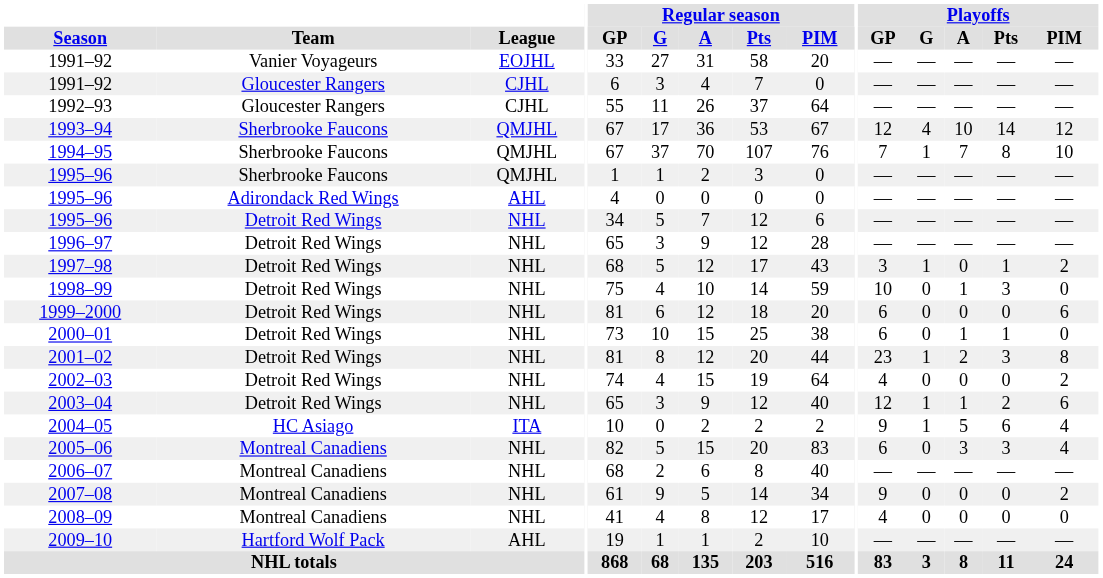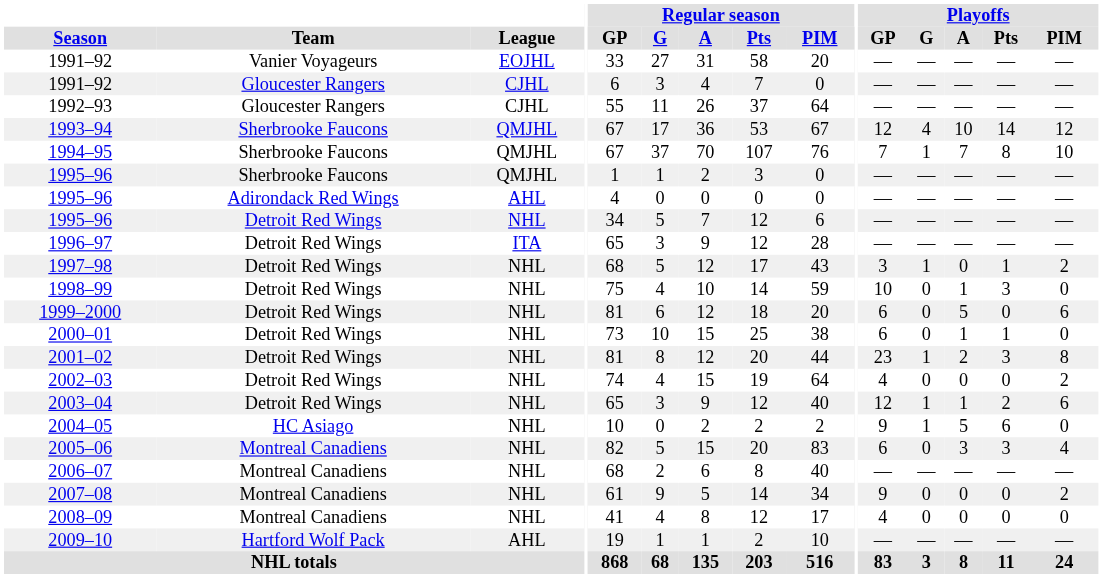(527, 243) NHL -> (527, 243) ITA
(963, 311) 0 -> (963, 311) 5
(527, 425) ITA -> (527, 425) NHL
(1064, 425) 4 -> (1064, 425) 0
